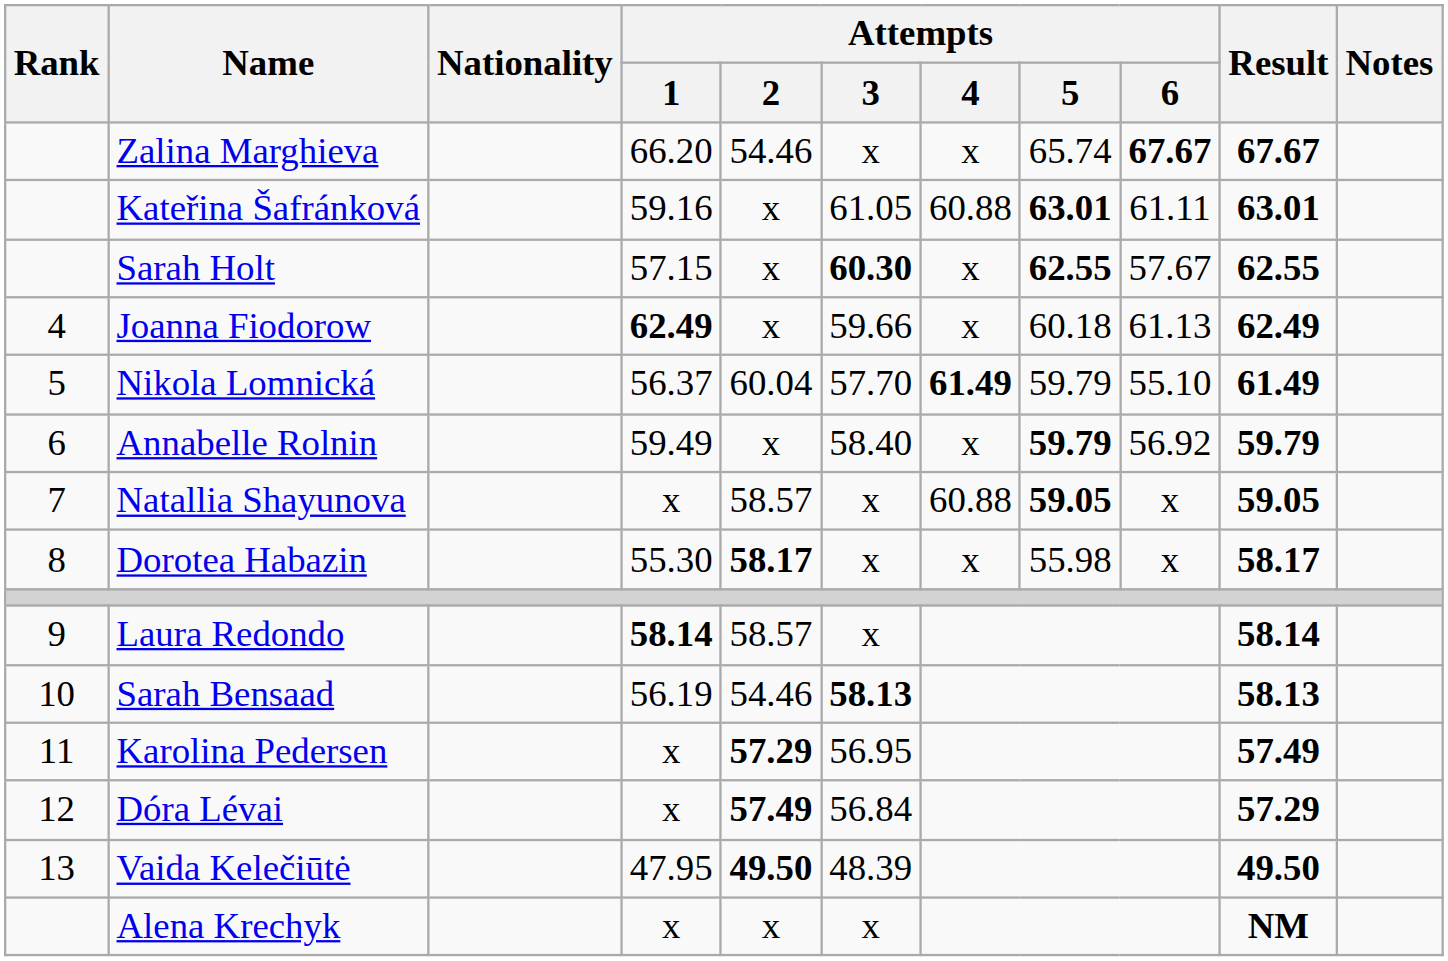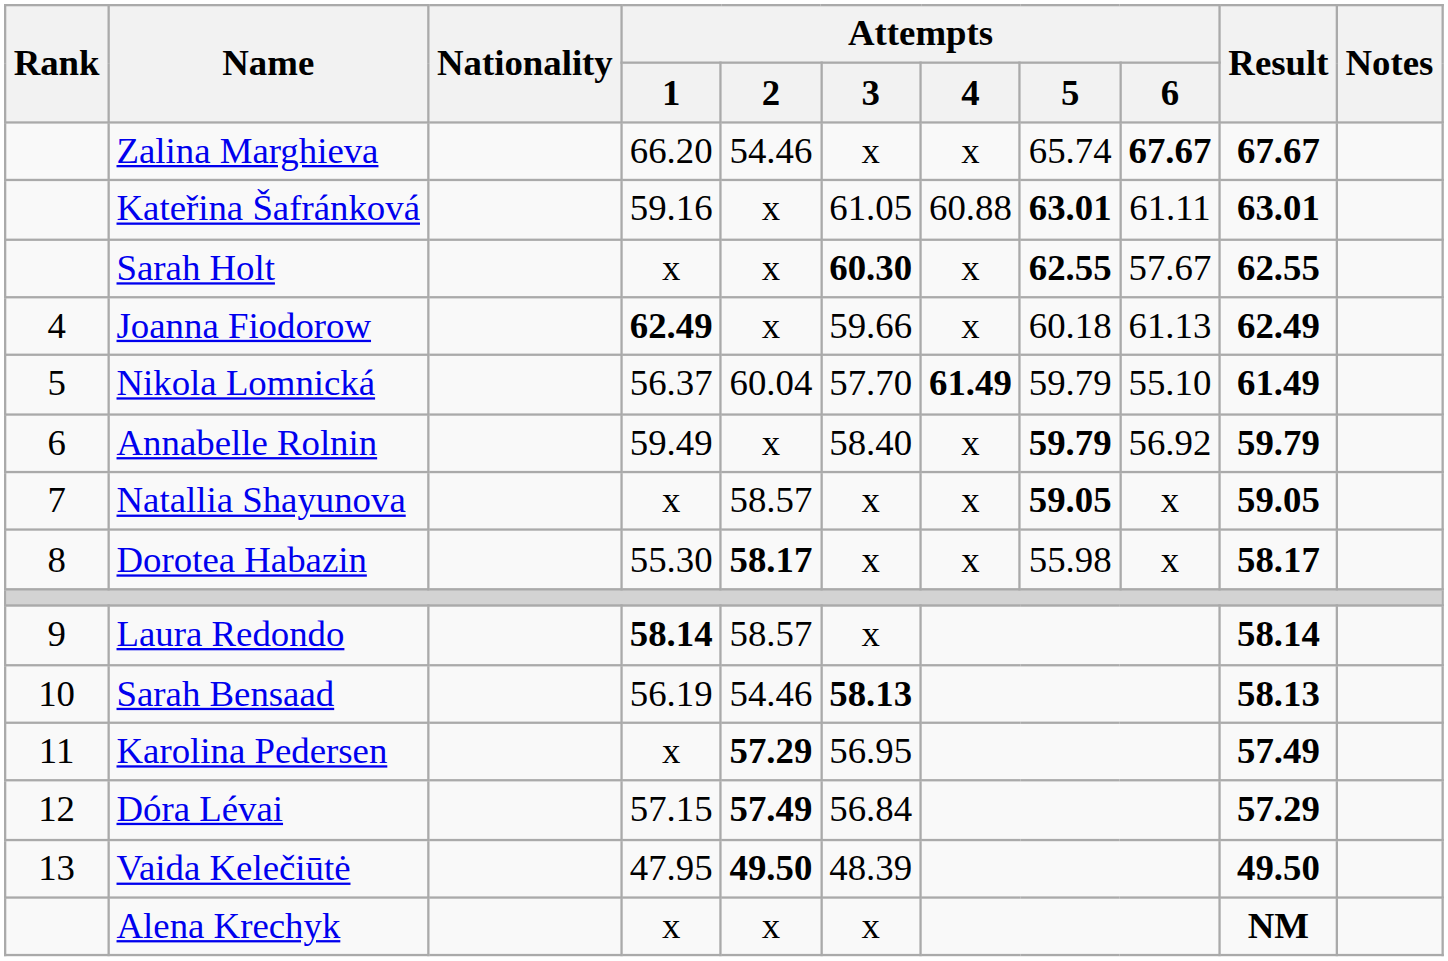(671, 267) 57.15 -> (671, 267) x
(970, 500) 60.88 -> (970, 500) x
(671, 809) x -> (671, 809) 57.15
